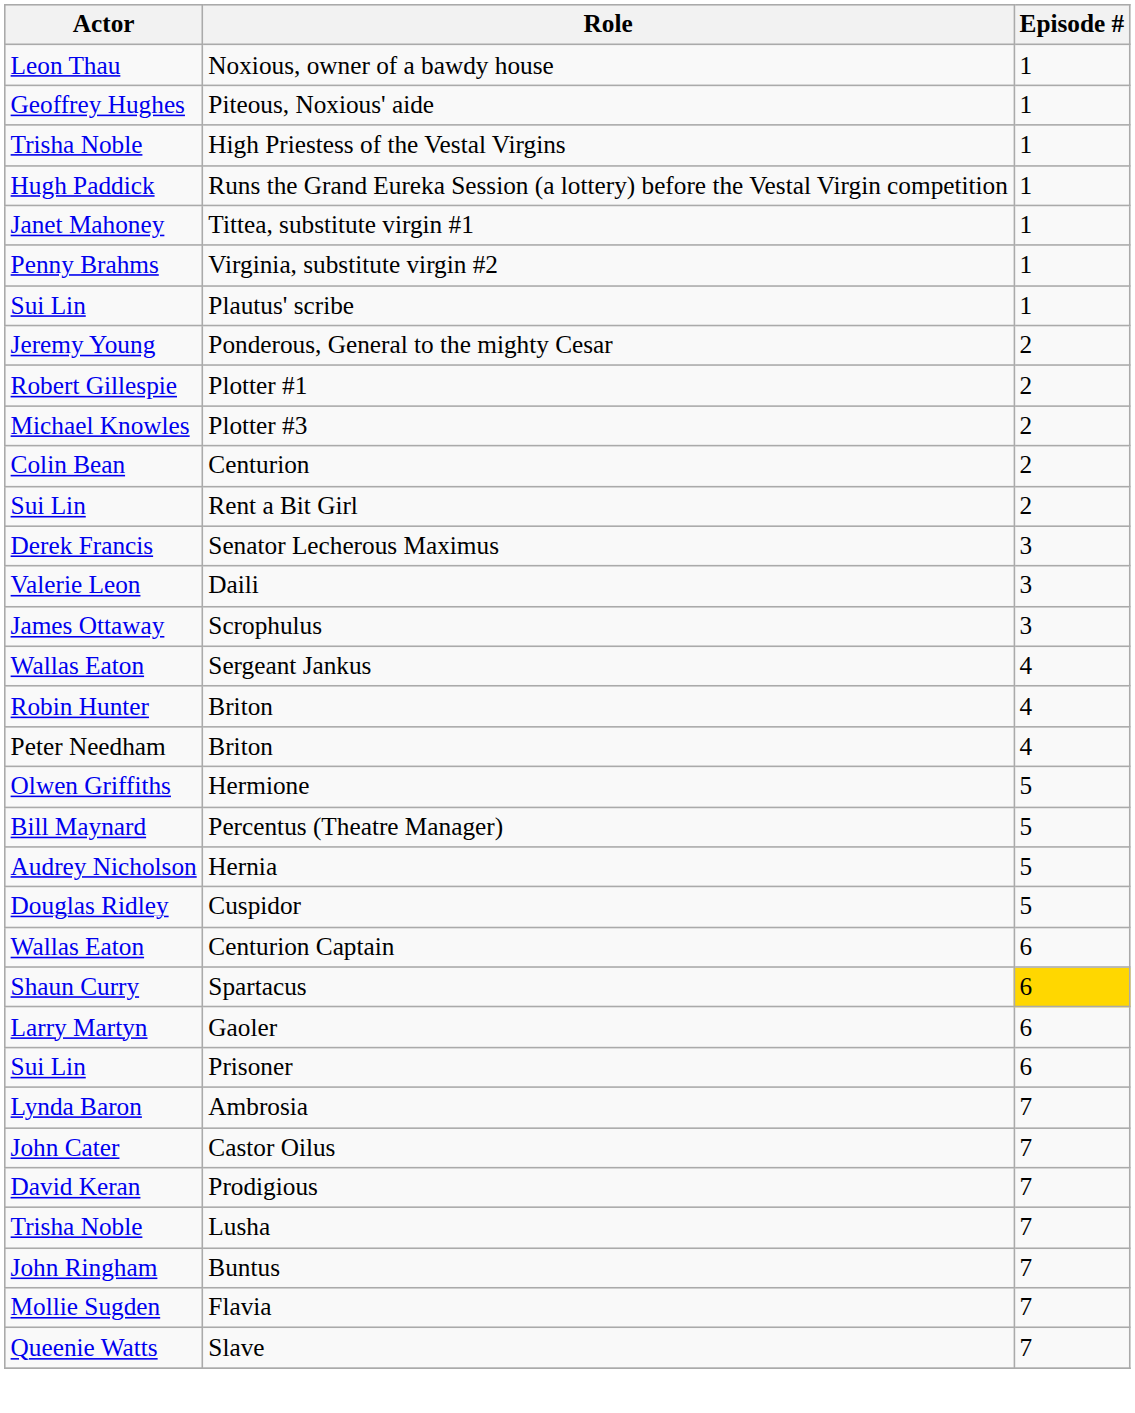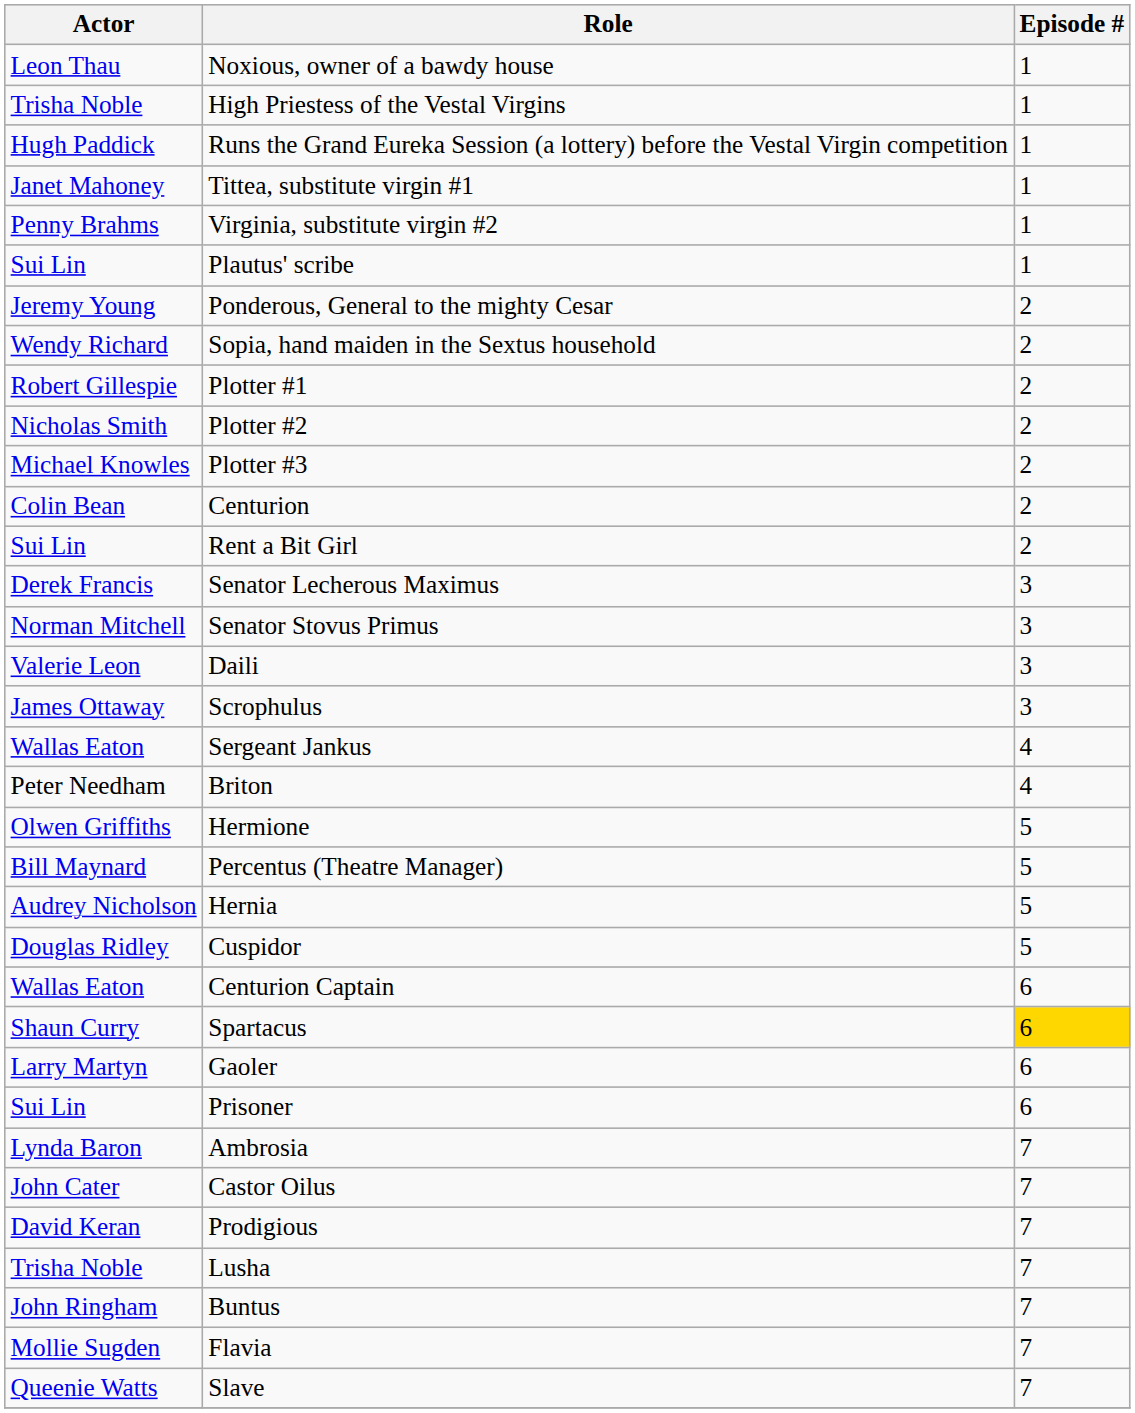- row: (98, 104)
+ row: (89, 345)
+ row: (89, 425)
+ row: (98, 625)
- row: (80, 706)
